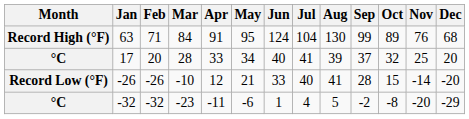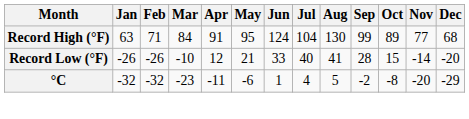(421, 37) 76 -> (421, 37) 77
- row: (126, 59)
